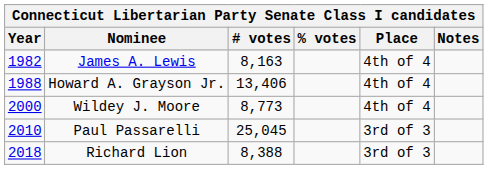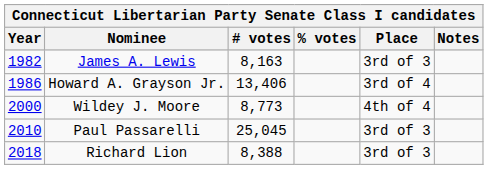(397, 62) 4th of 4 -> (397, 62) 3rd of 3
(25, 85) 1988 -> (25, 85) 1986
(397, 85) 4th of 4 -> (397, 85) 3rd of 4
